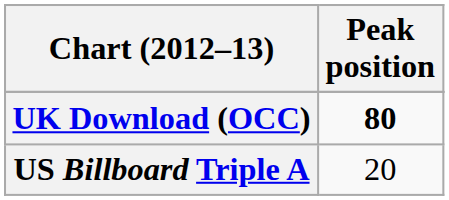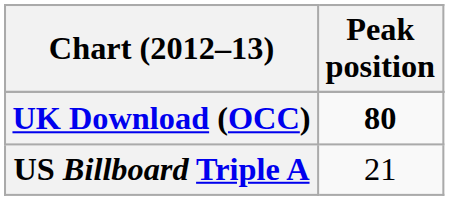(380, 169) 20 -> (380, 169) 21
